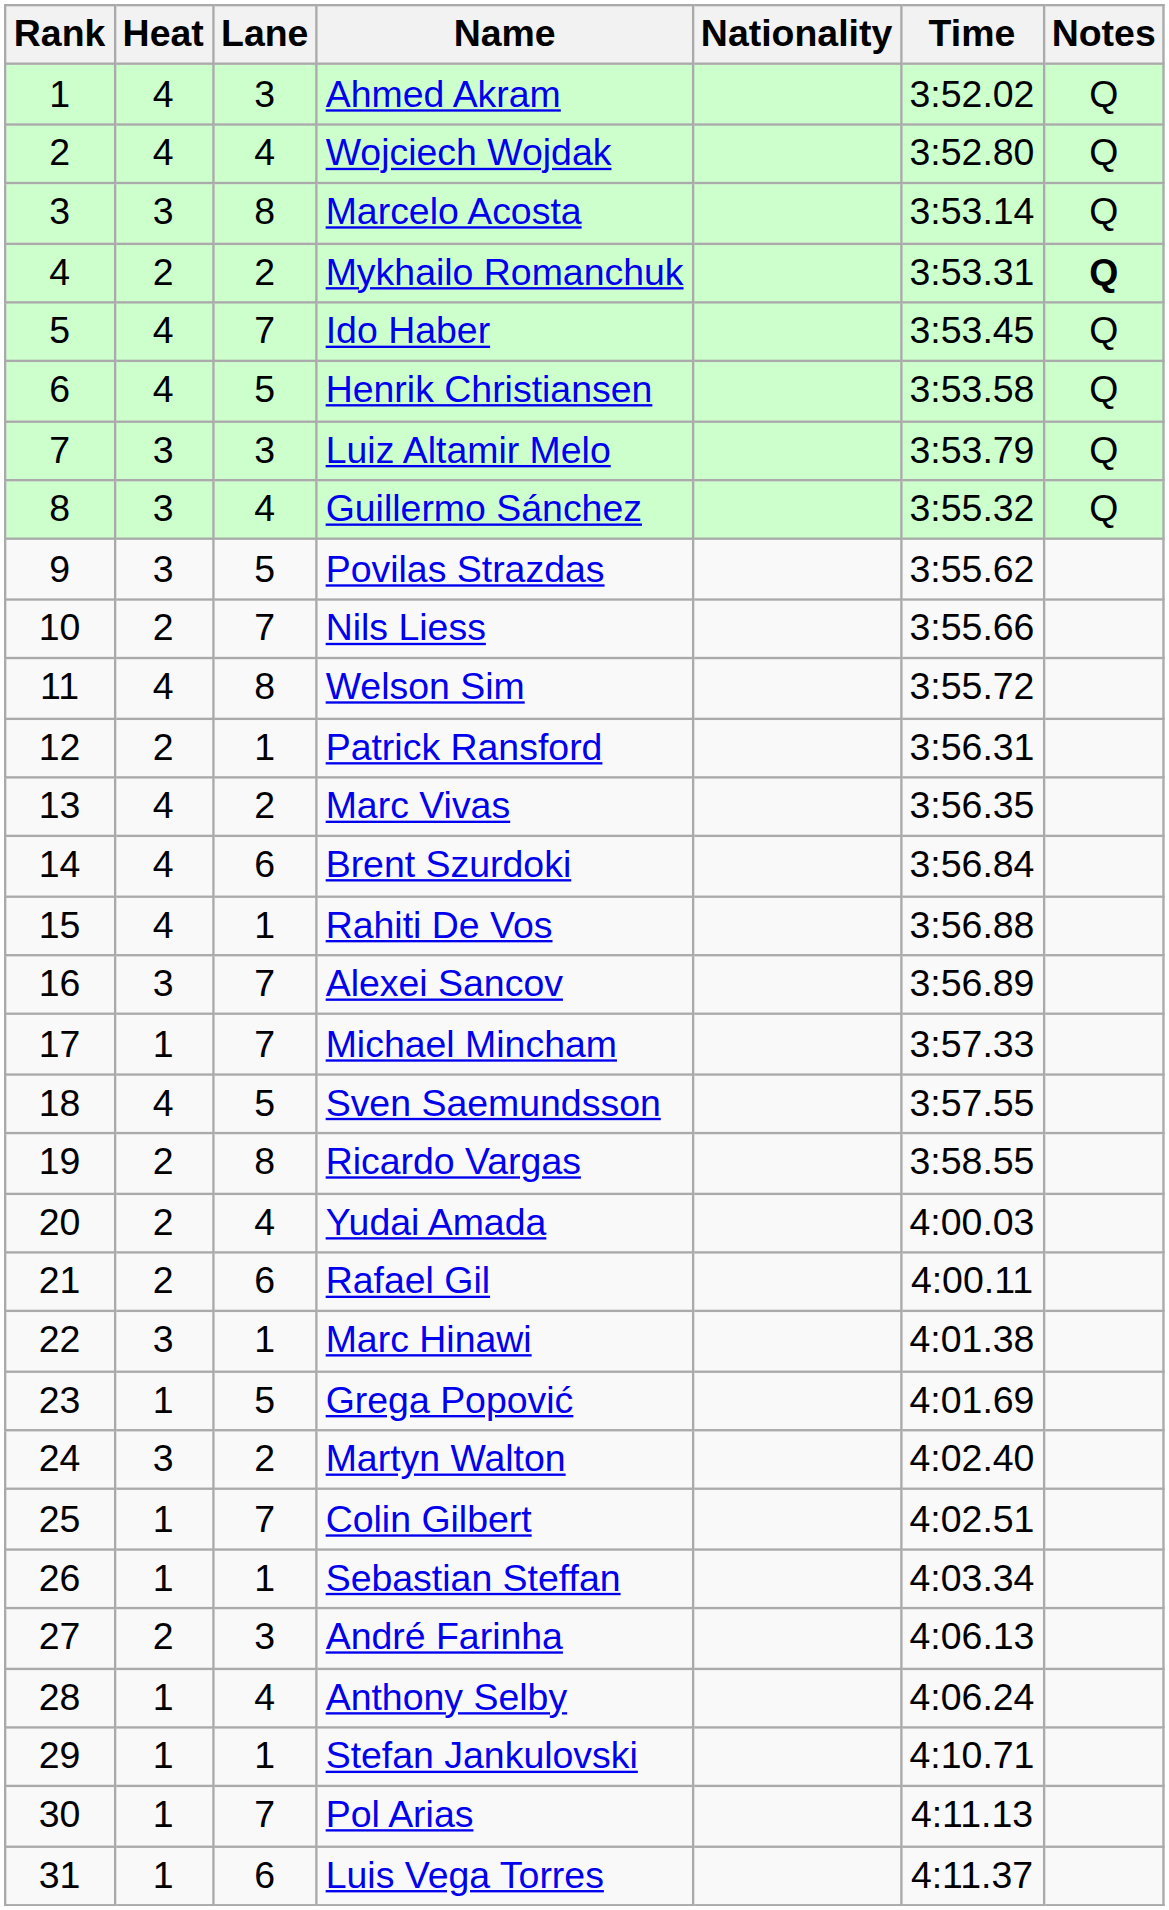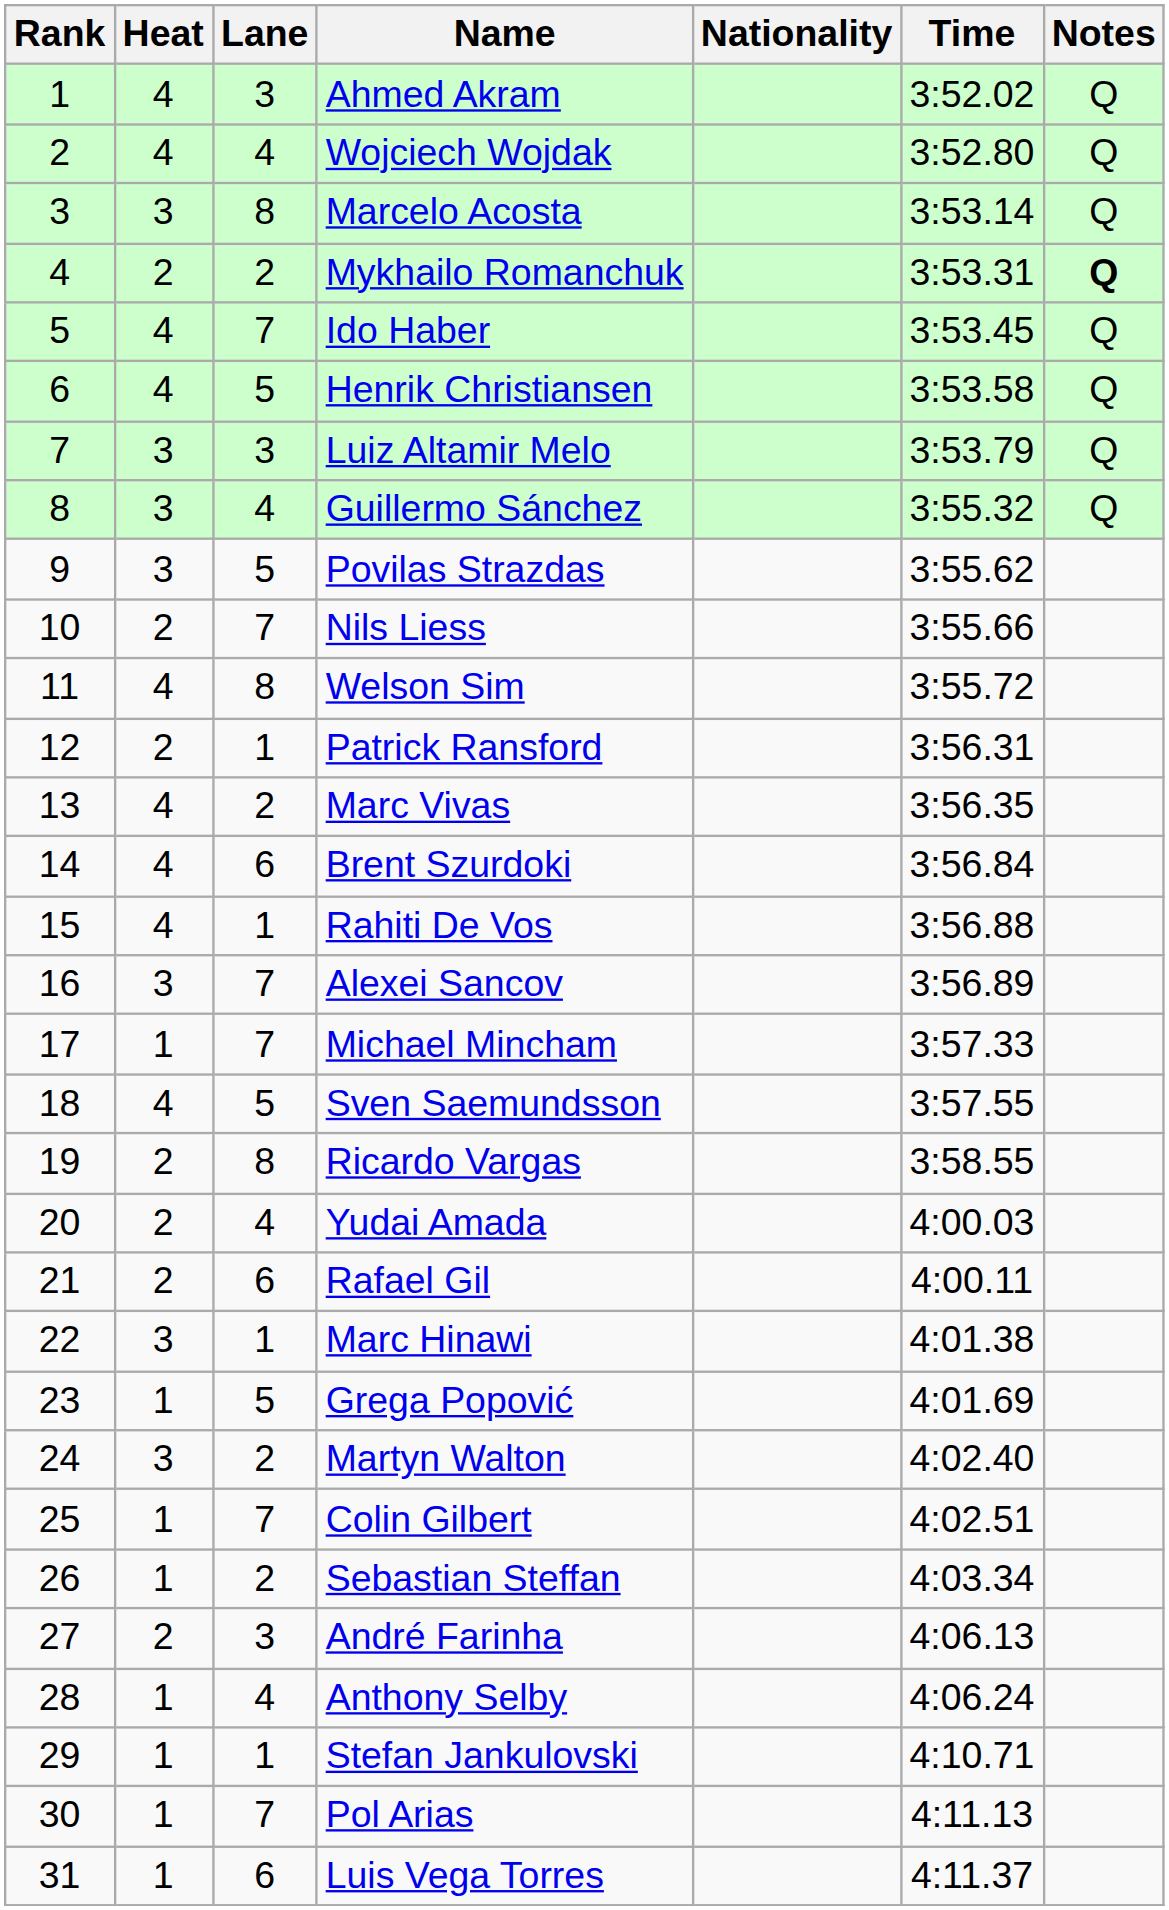(265, 1578) 1 -> (265, 1578) 2
